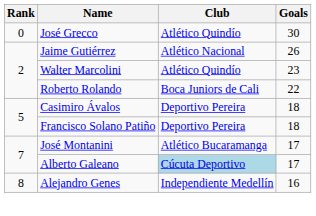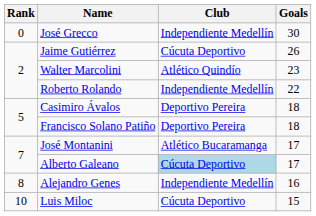(201, 32) Atlético Quindío -> (217, 32) Independiente Medellín
(203, 51) Atlético Nacional -> (203, 51) Cúcuta Deportivo
(210, 88) Boca Juniors de Cali -> (217, 88) Independiente Medellín
+ row: (66, 201)
